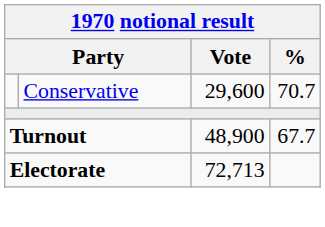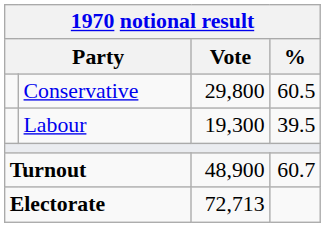(235, 90) 29,600 -> (235, 90) 29,800
(296, 90) 70.7 -> (296, 90) 60.5
+ row: (55, 125)
(296, 135) 67.7 -> (296, 169) 60.7
